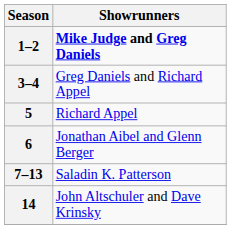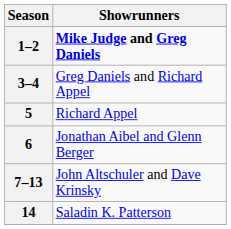(113, 174) Saladin K. Patterson -> (128, 182) John Altschuler and Dave Krinsky
(128, 205) John Altschuler and Dave Krinsky -> (113, 213) Saladin K. Patterson
